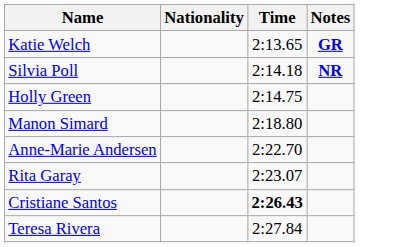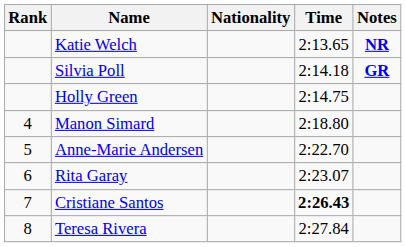+ column: (28, 17)
(330, 44) GR -> (377, 44) NR
(330, 70) NR -> (377, 70) GR
